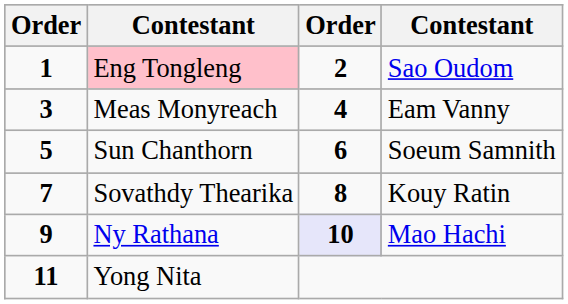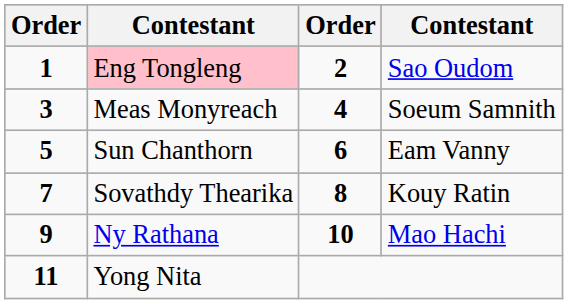(449, 109) Eam Vanny -> (472, 109) Soeum Samnith
(472, 151) Soeum Samnith -> (449, 151) Eam Vanny
(340, 234) lavender background -> (340, 234) no background
